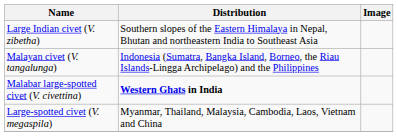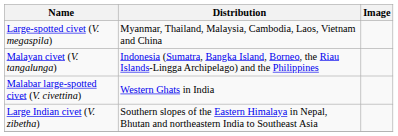rows swapped: (51, 34) <-> (53, 117)
(171, 90) bold -> (167, 90) normal
